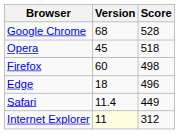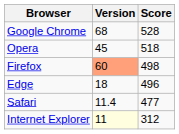(101, 66) no background -> (101, 66) lightsalmon background
(150, 102) 449 -> (150, 102) 477
